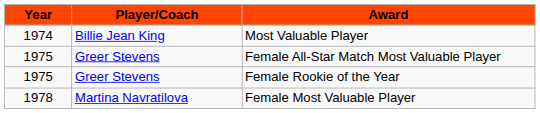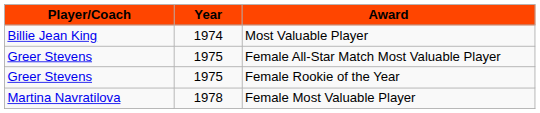columns swapped: (38, 14) <-> (157, 14)
